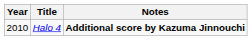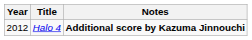(17, 27) 2010 -> (17, 27) 2012
